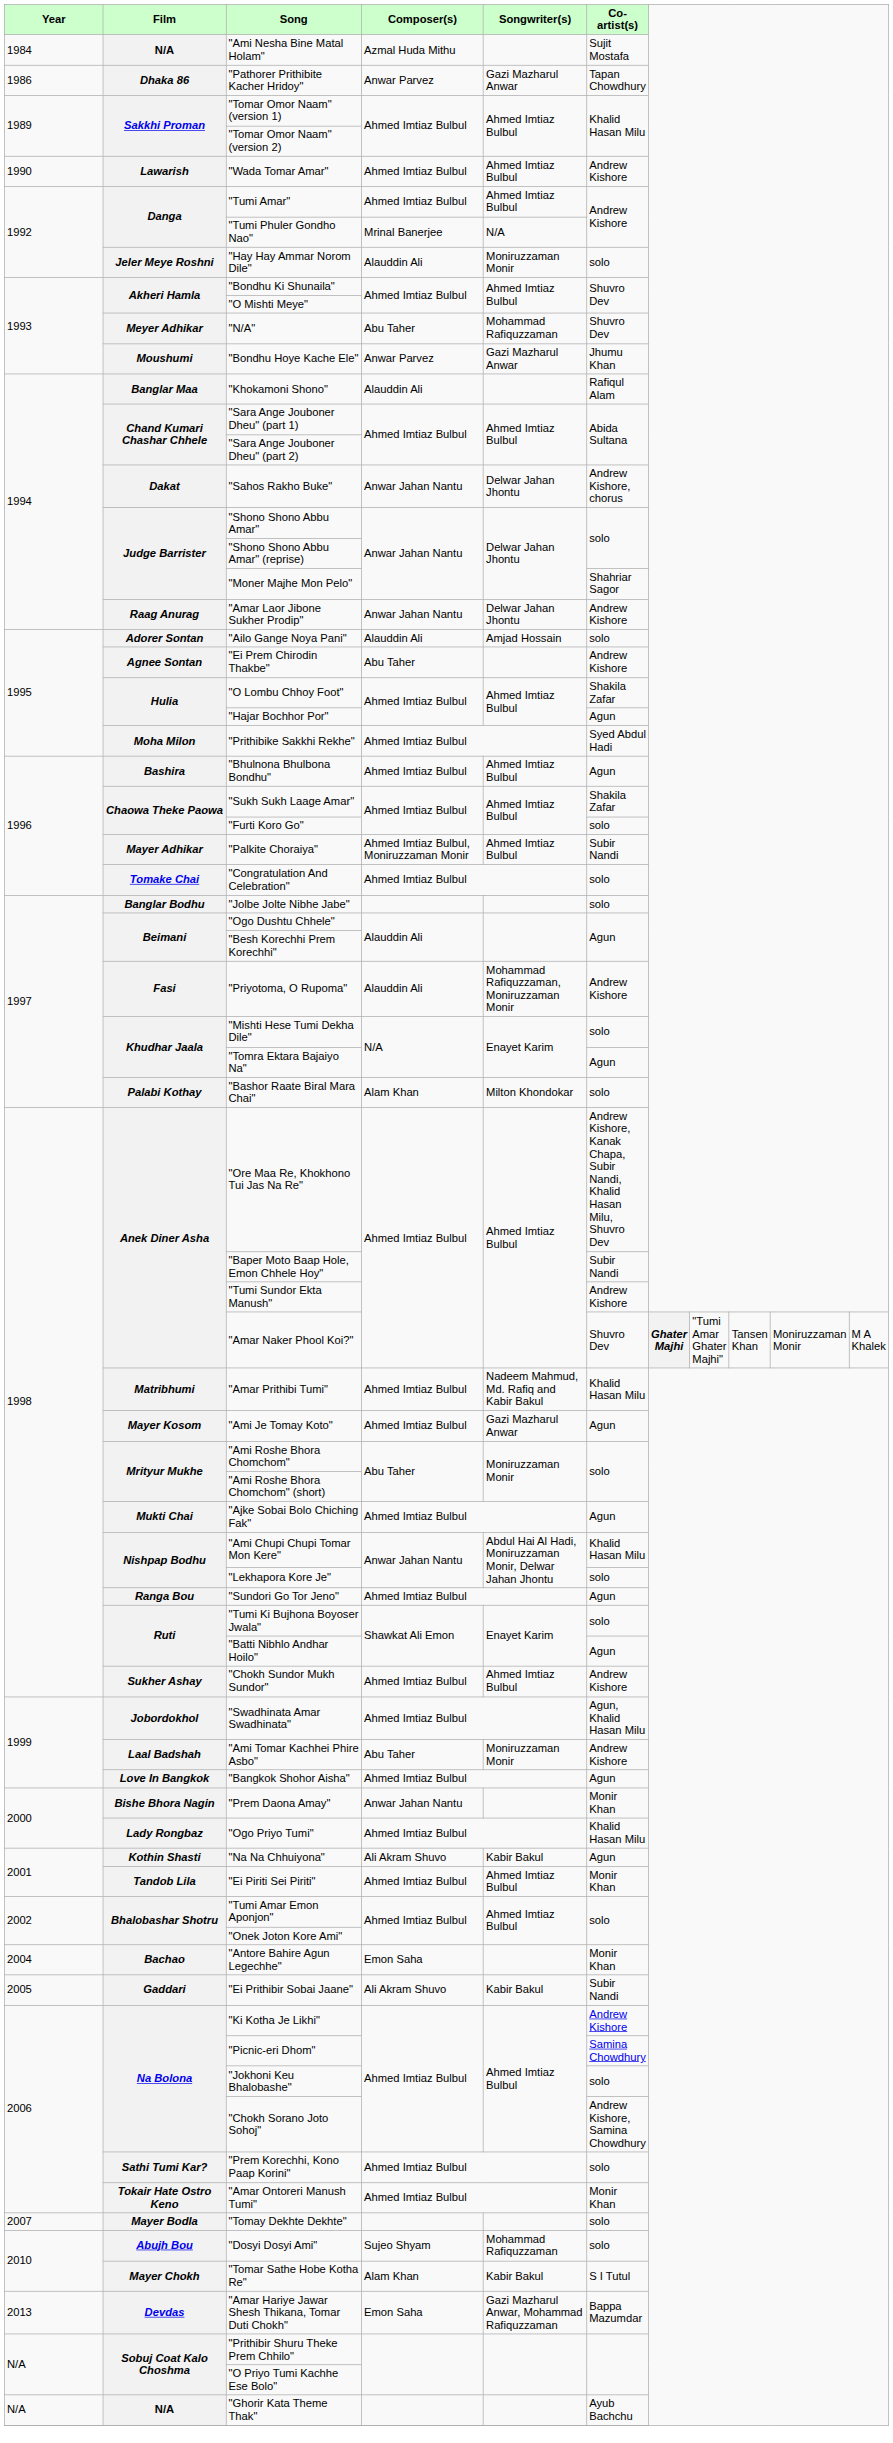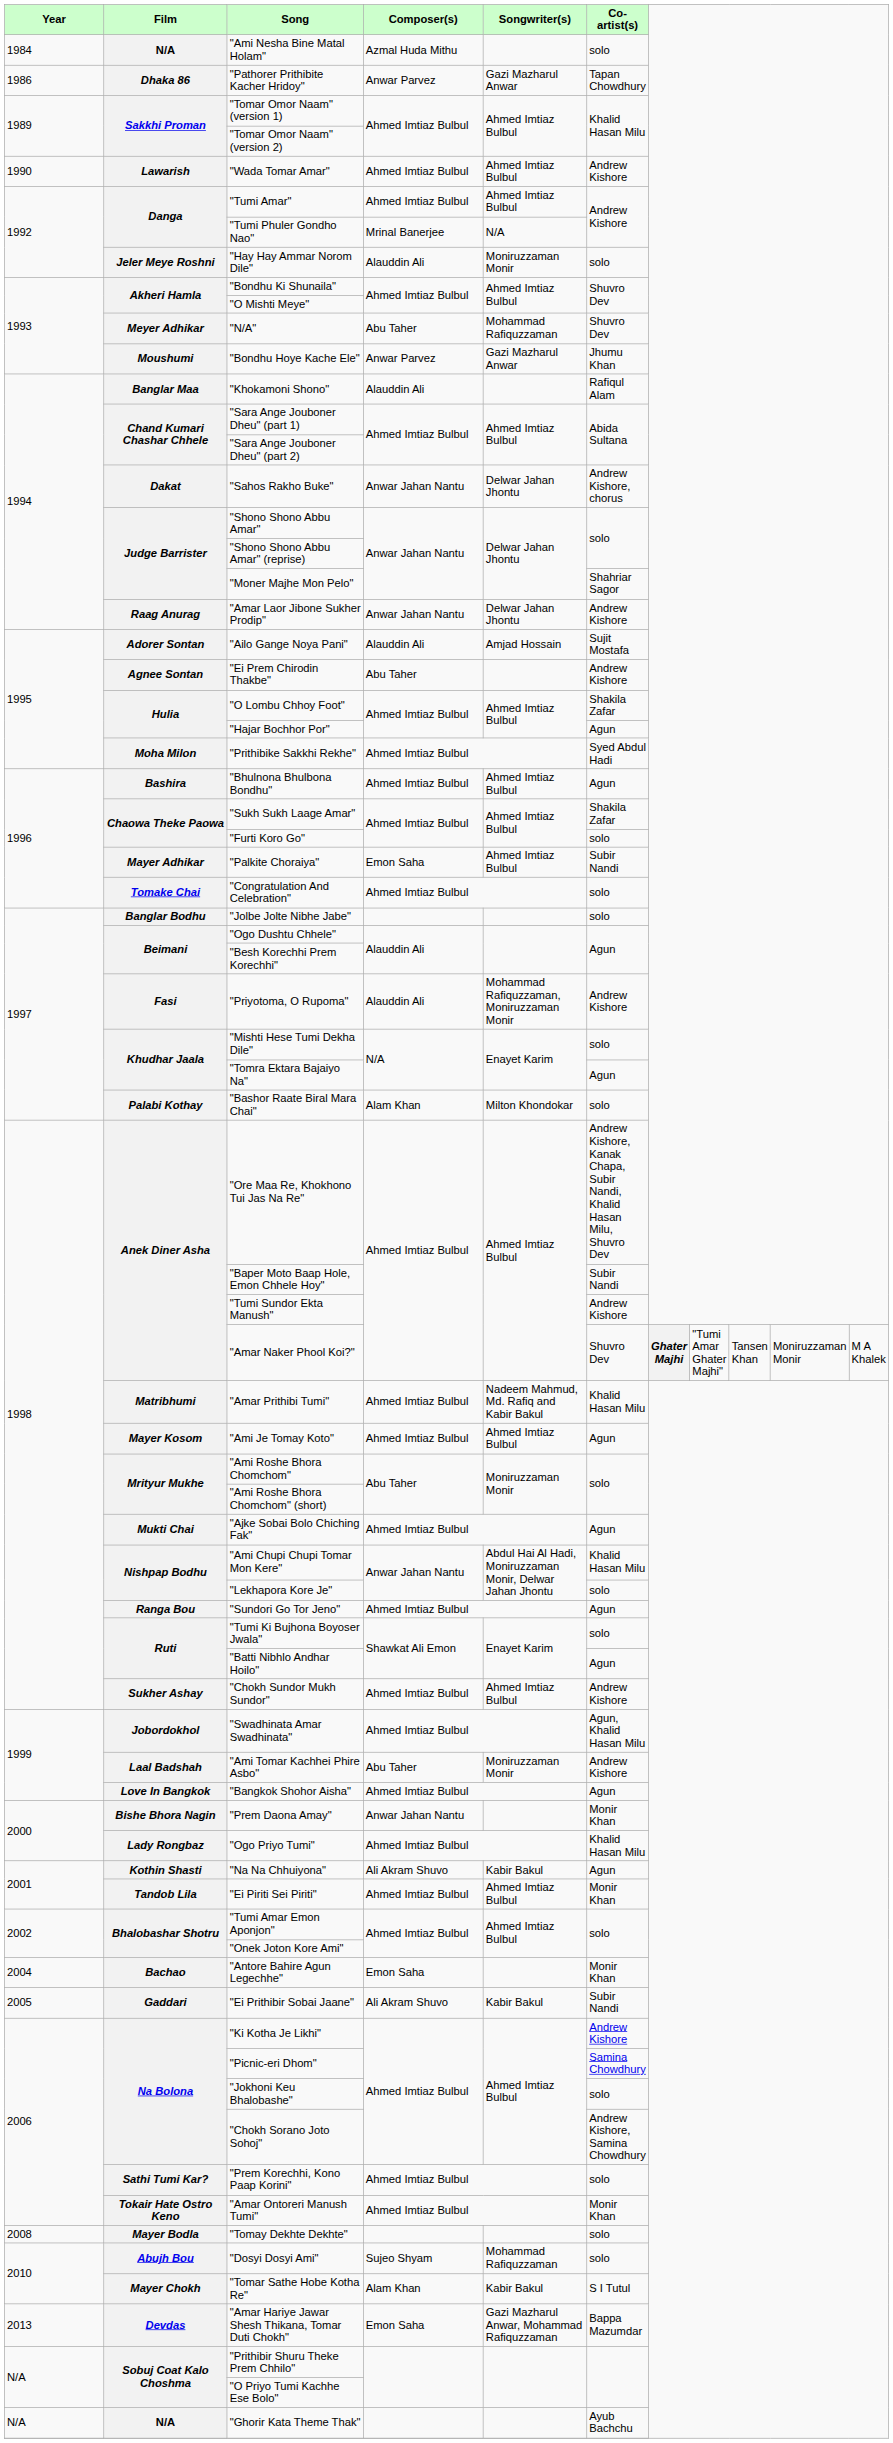(609, 50) Sujit Mostafa -> (599, 50) solo
(599, 638) solo -> (609, 644) Sujit Mostafa
(417, 849) Ahmed Imtiaz Bulbul, Moniruzzaman Monir -> (395, 862) Emon Saha
(522, 1426) Gazi Mazharul Anwar -> (520, 1438) Ahmed Imtiaz Bulbul
(19, 2221) 2007 -> (19, 2234) 2008
